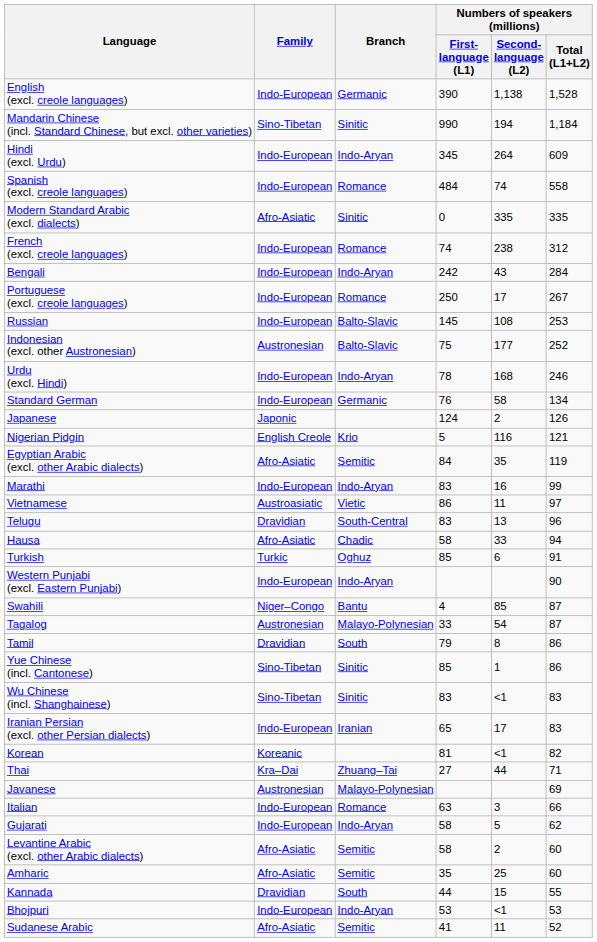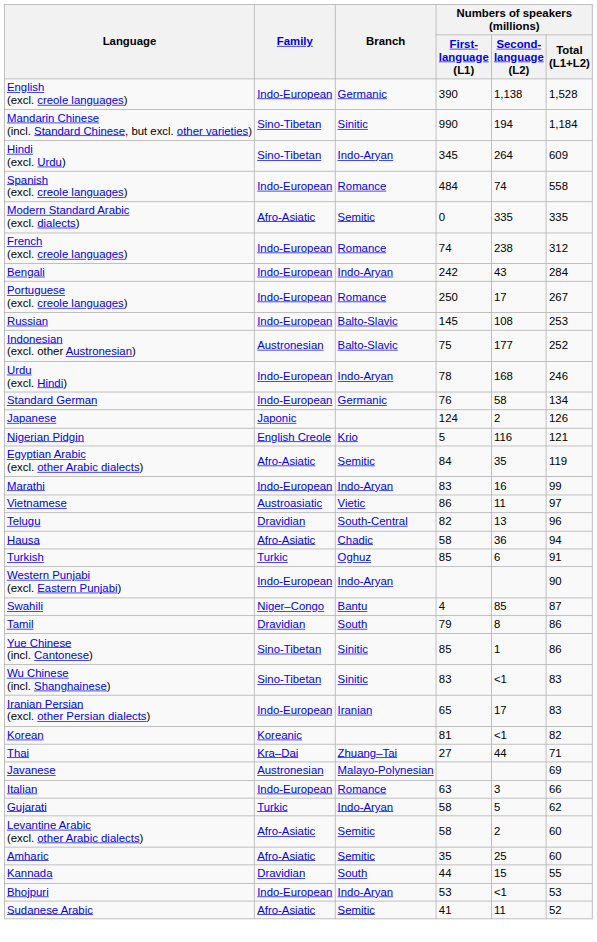(295, 155) Indo-European -> (289, 155) Sino-Tibetan
(353, 217) Sinitic -> (356, 217) Semitic
(445, 521) 83 -> (445, 521) 82
(500, 539) 33 -> (500, 539) 36
- row: (27, 624)
(295, 825) Indo-European -> (272, 807) Turkic
